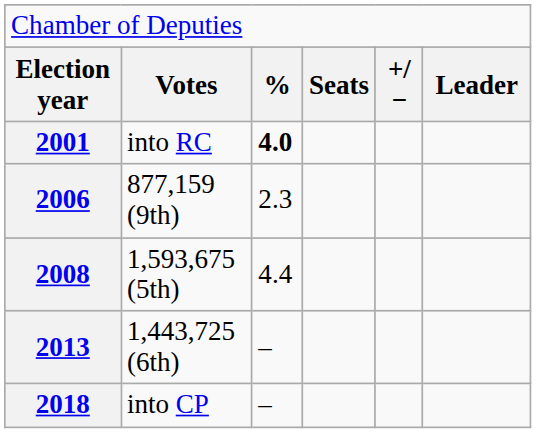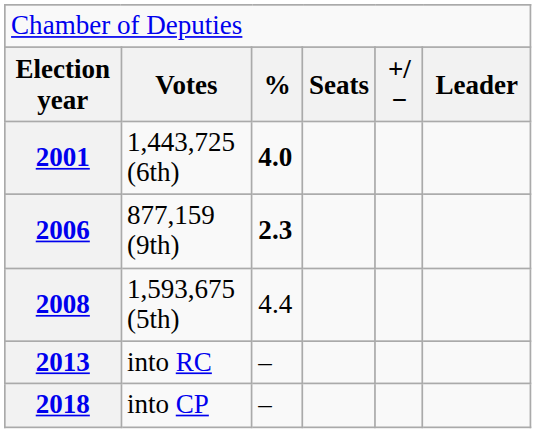(169, 142) into RC -> (181, 157) 1,443,725 (6th)
(275, 200) normal -> (275, 230) bold
(181, 346) 1,443,725 (6th) -> (169, 362) into RC
